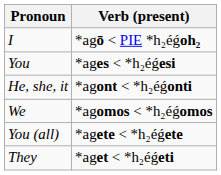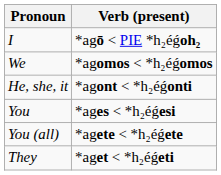rows swapped: (19, 63) <-> (17, 110)
